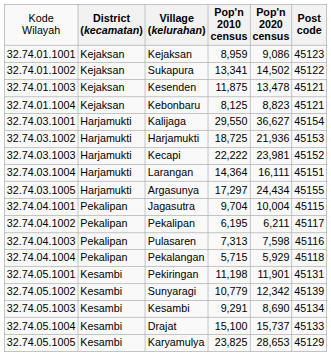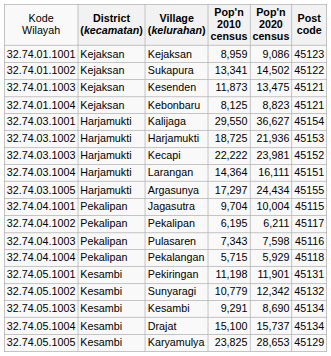(231, 88) 11,875 -> (231, 88) 11,873
(273, 88) 13,478 -> (273, 88) 13,475
(234, 241) 7,313 -> (234, 241) 7,343
(309, 292) 45139 -> (309, 292) 45132
(309, 326) 45133 -> (309, 326) 45134
